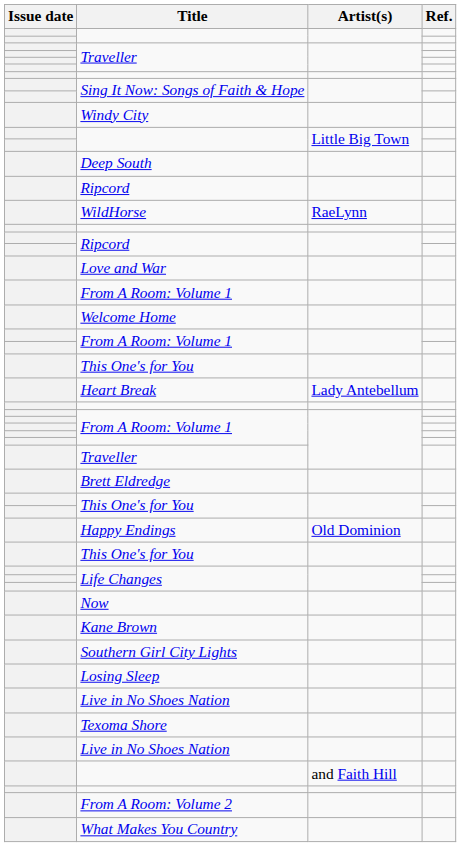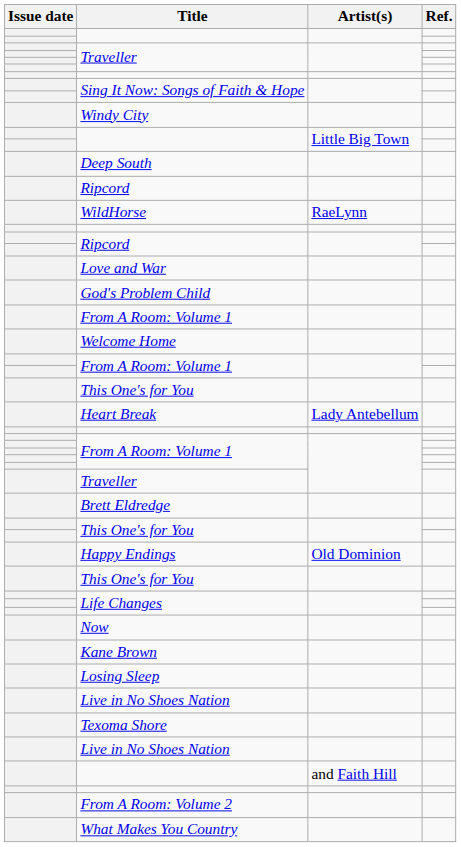+ row: (145, 292)
- row: (159, 651)
